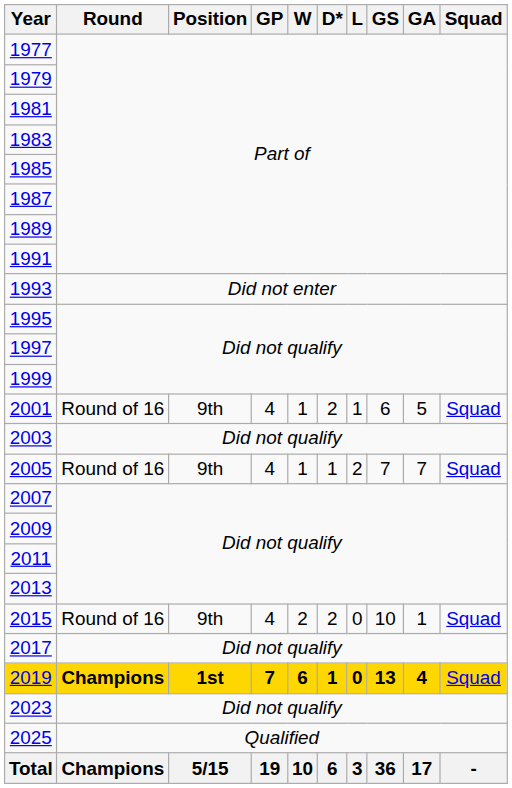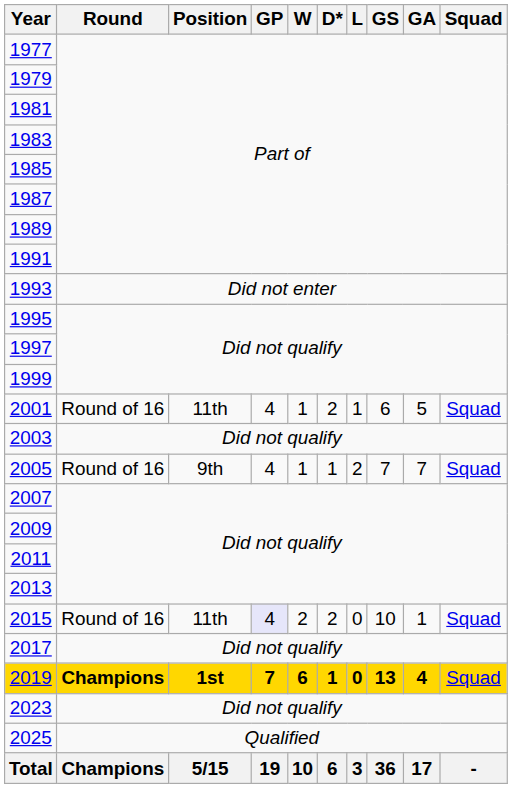(210, 408) 9th -> (210, 408) 11th
(210, 618) 9th -> (210, 618) 11th
(270, 618) no background -> (270, 618) lavender background
